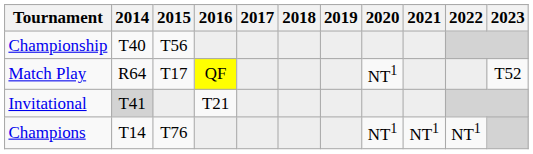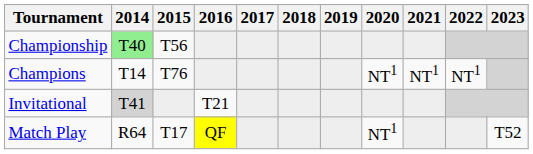(132, 44) no background -> (132, 44) lightgreen background
rows swapped: (47, 74) <-> (47, 132)
